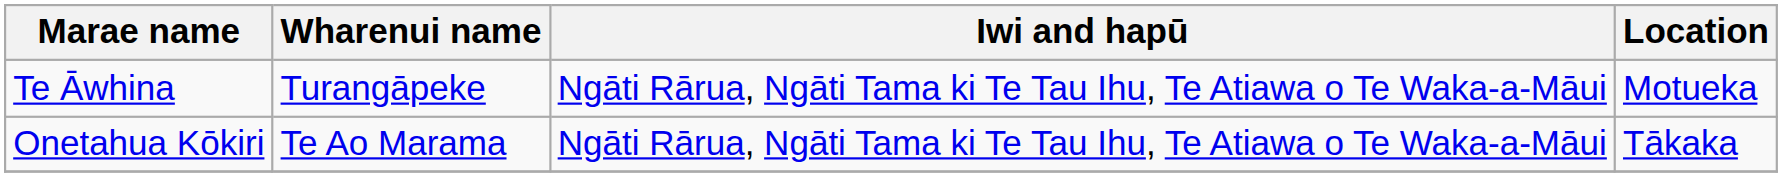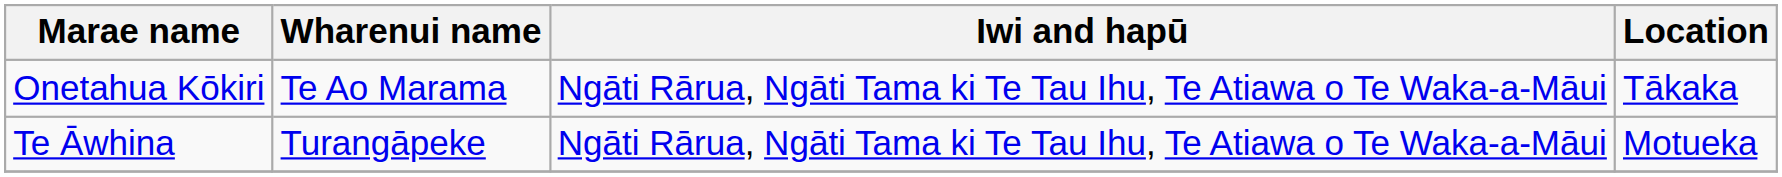rows swapped: (139, 143) <-> (94, 87)
